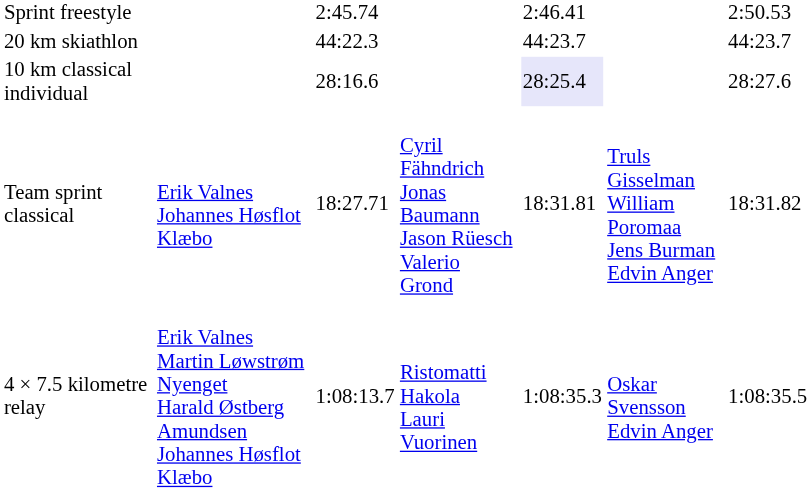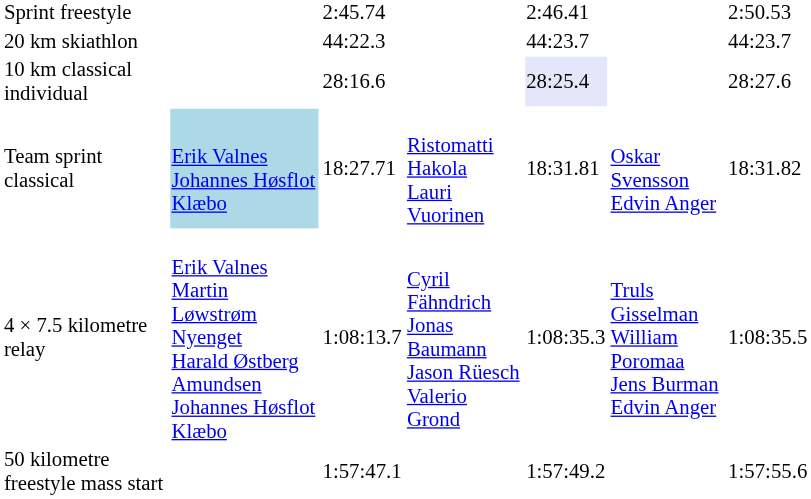(229, 215) no background -> (243, 180) lightblue background
(456, 215) Cyril Fähndrich Jonas Baumann Jason Rüesch Valerio Grond -> (450, 180) Ristomatti Hakola Lauri Vuorinen
(661, 215) Truls Gisselman William Poromaa Jens Burman Edvin Anger -> (663, 180) Oskar Svensson Edvin Anger
(443, 407) Ristomatti Hakola Lauri Vuorinen -> (463, 349) Cyril Fähndrich Jonas Baumann Jason Rüesch Valerio Grond
(660, 407) Oskar Svensson Edvin Anger -> (665, 349) Truls Gisselman William Poromaa Jens Burman Edvin Anger
+ row: (84, 471)
